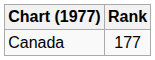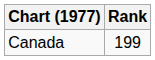(128, 42) 177 -> (128, 42) 199
